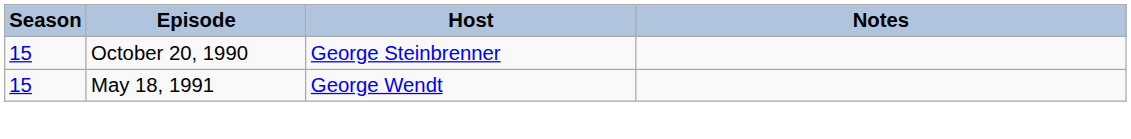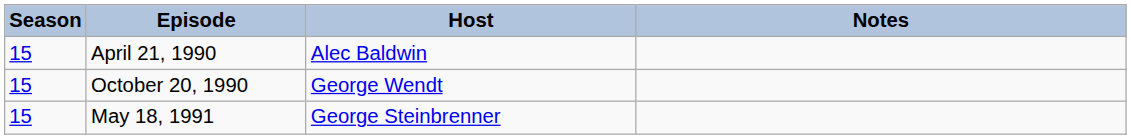+ row: (154, 52)
(406, 52) George Steinbrenner -> (377, 85) George Wendt
(377, 85) George Wendt -> (406, 117) George Steinbrenner
